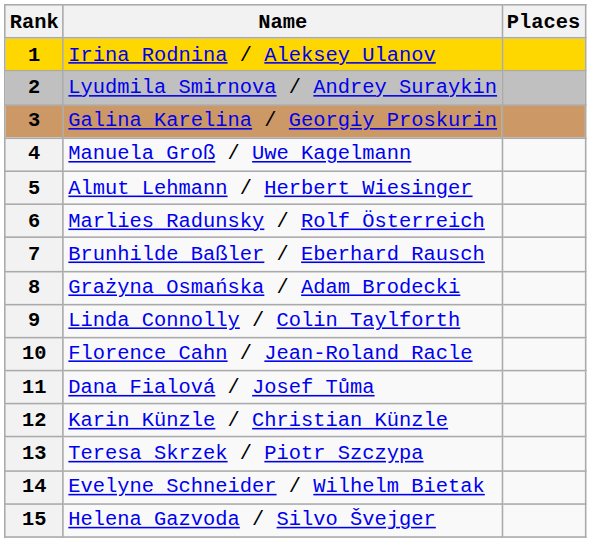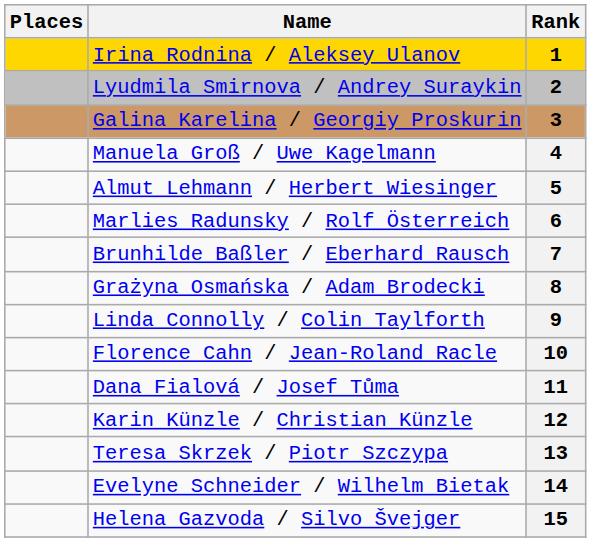columns swapped: (34, 21) <-> (544, 21)
